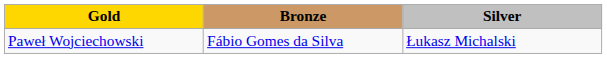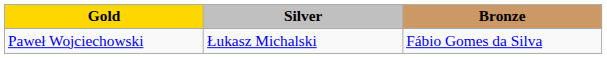columns swapped: (502, 16) <-> (303, 16)
